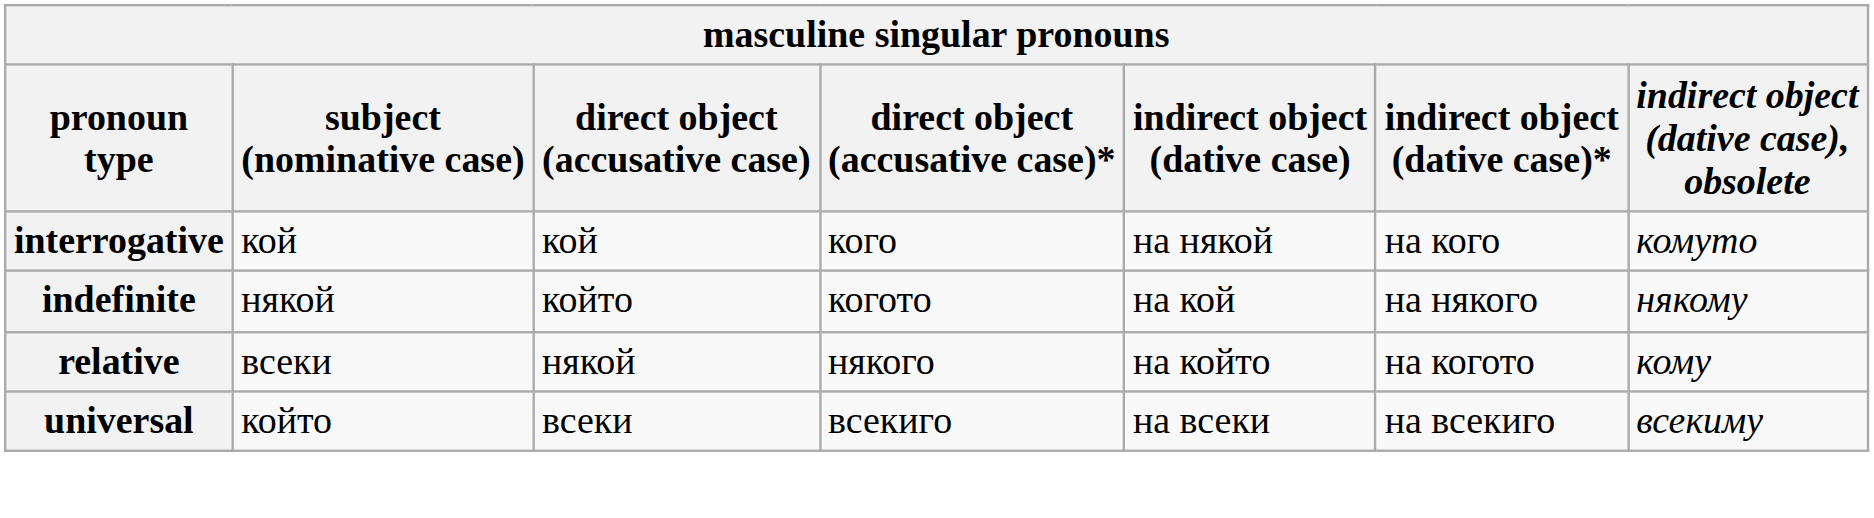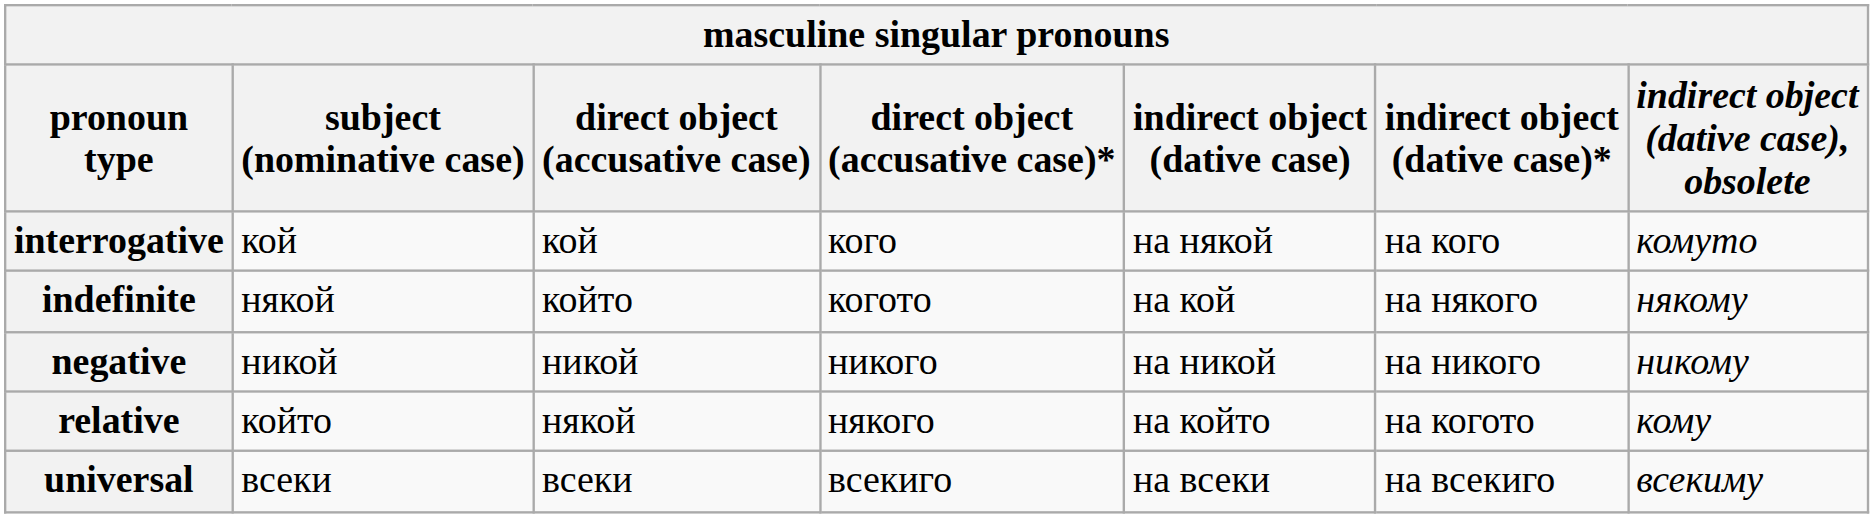+ row: (119, 360)
(287, 360) всеки -> (287, 420) който
(287, 420) който -> (287, 480) всеки
